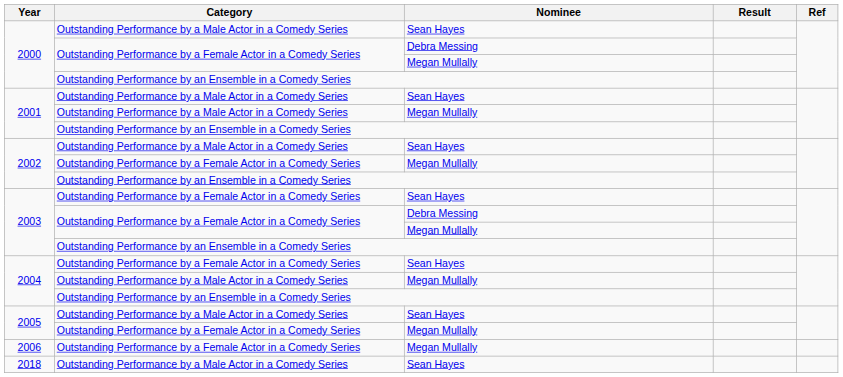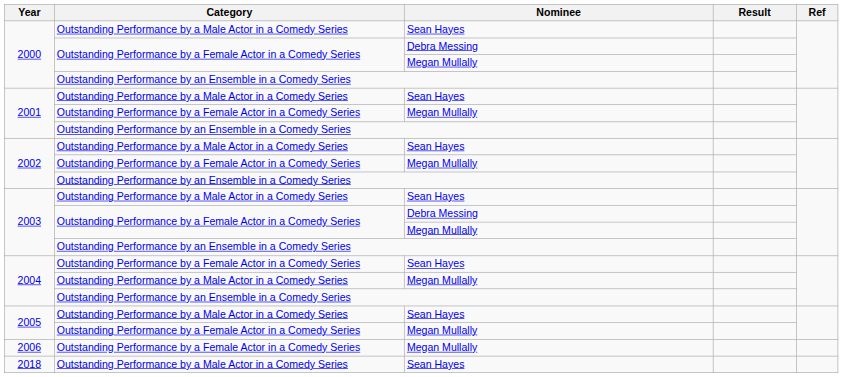(202, 113) Outstanding Performance by a Male Actor in a Comedy Series -> (208, 113) Outstanding Performance by a Female Actor in a Comedy Series
(208, 197) Outstanding Performance by a Female Actor in a Comedy Series -> (202, 197) Outstanding Performance by a Male Actor in a Comedy Series
